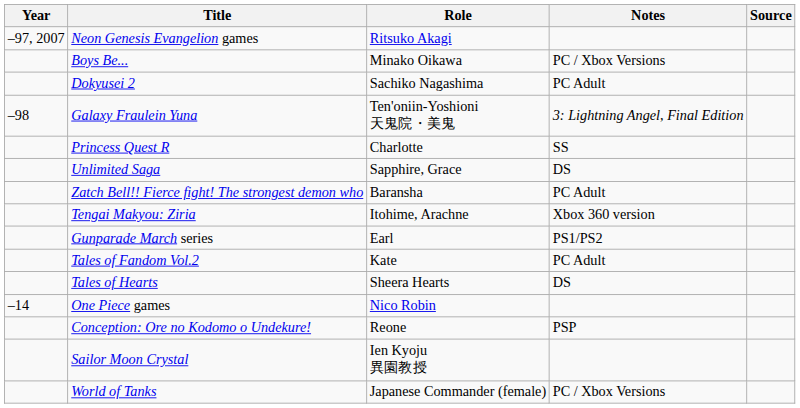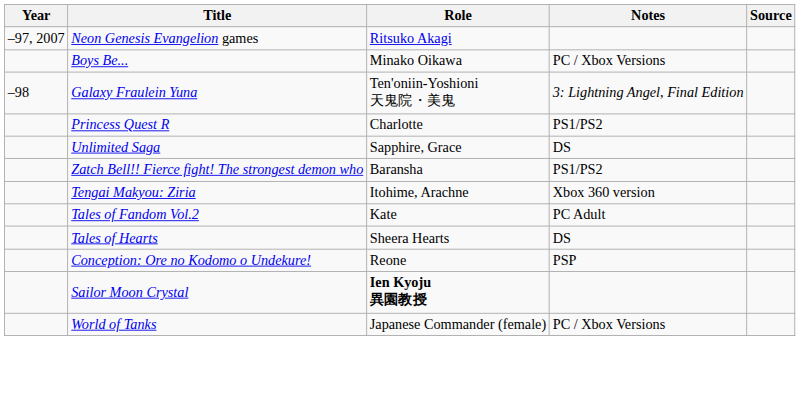- row: (103, 83)
(561, 147) SS -> (578, 124) PS1/PS2
(579, 192) PC Adult -> (578, 169) PS1/PS2
- row: (142, 237)
- row: (121, 305)
(398, 359) normal -> (400, 291) bold
